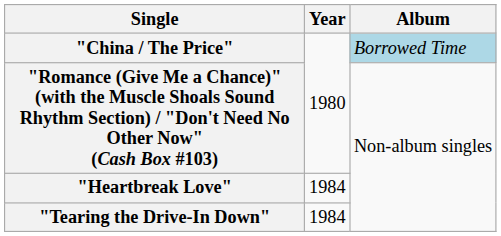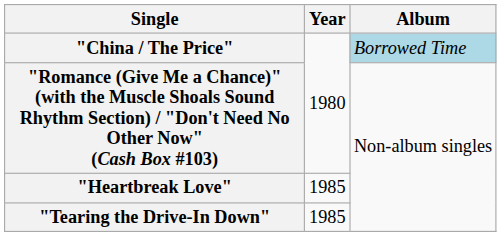(327, 187) 1984 -> (327, 187) 1985
(327, 216) 1984 -> (327, 216) 1985
